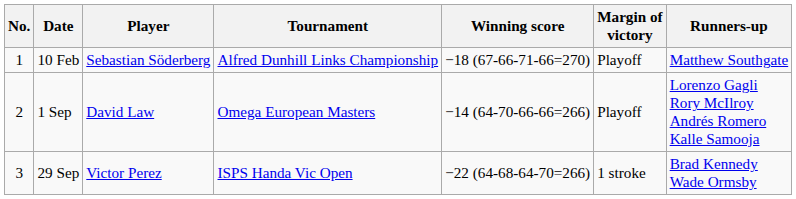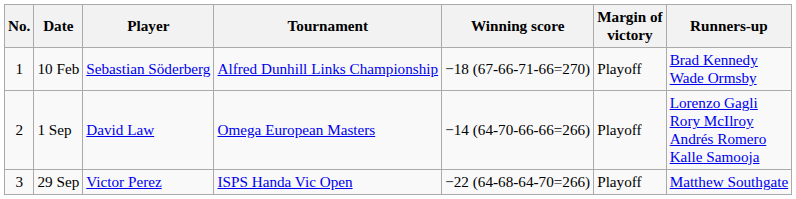(729, 60) Matthew Southgate -> (714, 69) Brad Kennedy Wade Ormsby
(621, 173) 1 stroke -> (619, 182) Playoff
(714, 173) Brad Kennedy Wade Ormsby -> (729, 182) Matthew Southgate
